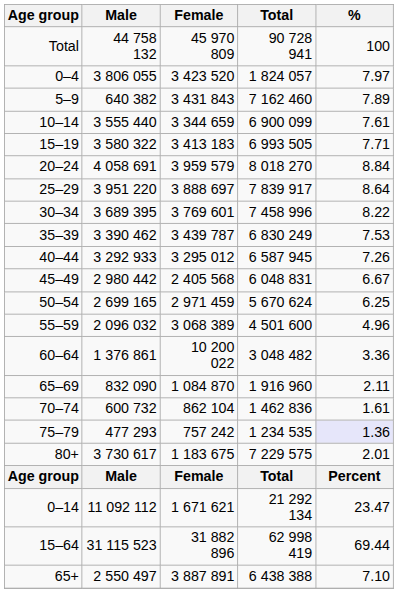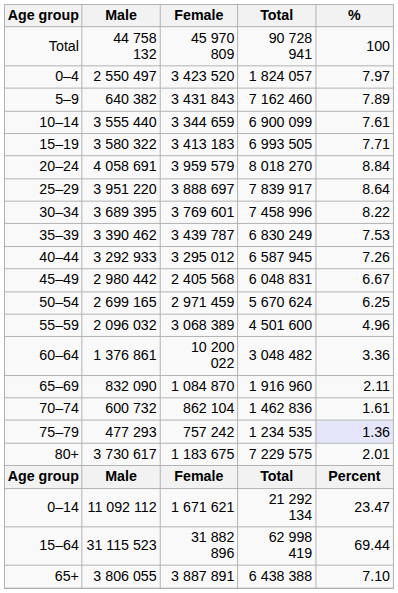(125, 76) 3 806 055 -> (125, 76) 2 550 497
(125, 576) 2 550 497 -> (125, 576) 3 806 055
